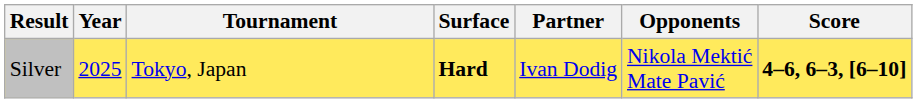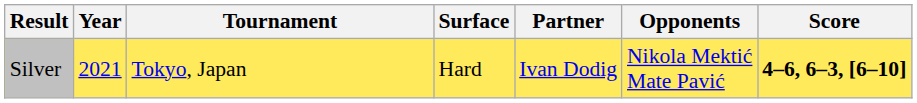(100, 68) 2025 -> (100, 68) 2021
(463, 68) bold -> (460, 68) normal
